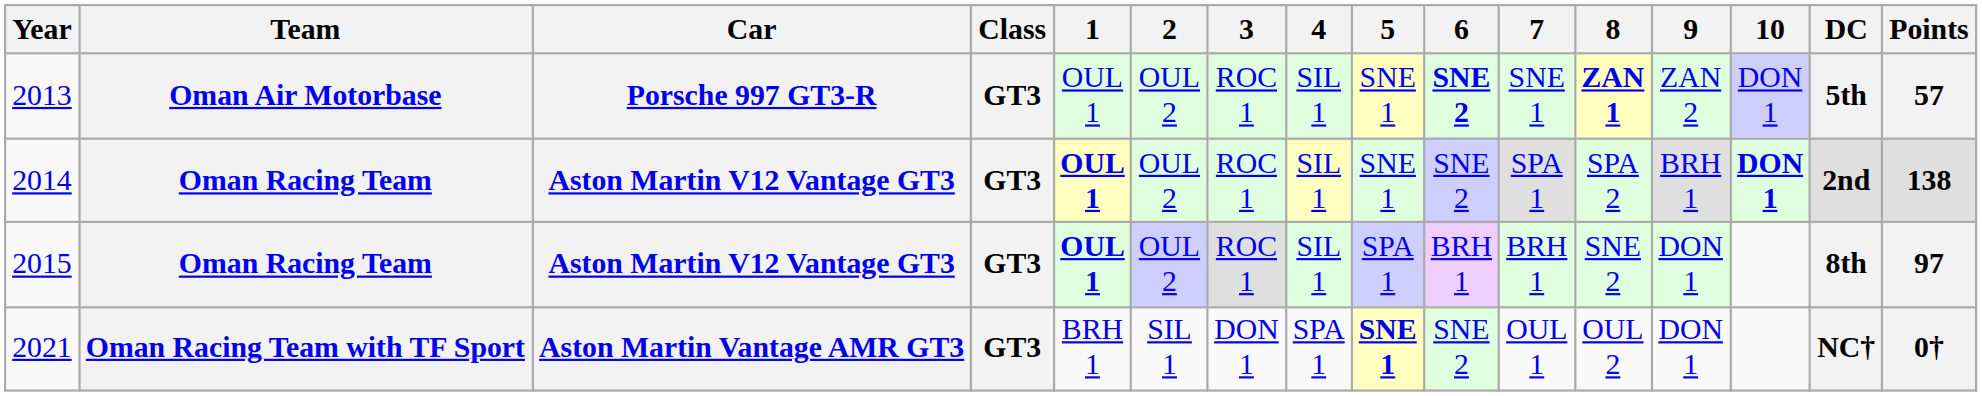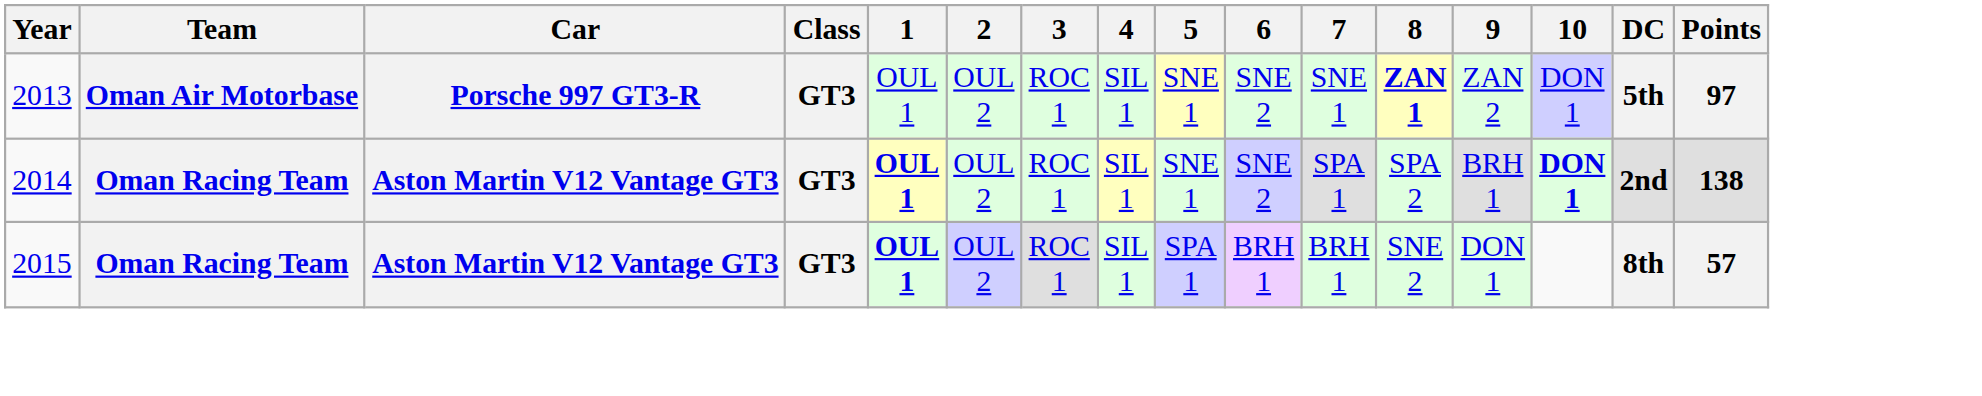(1461, 95) bold -> (1264, 95) normal
(1929, 95) 57 -> (1721, 95) 97
(1929, 263) 97 -> (1721, 263) 57
- row: (42, 347)
